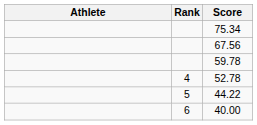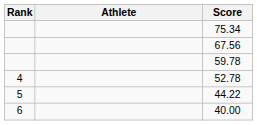columns swapped: (187, 12) <-> (88, 12)
